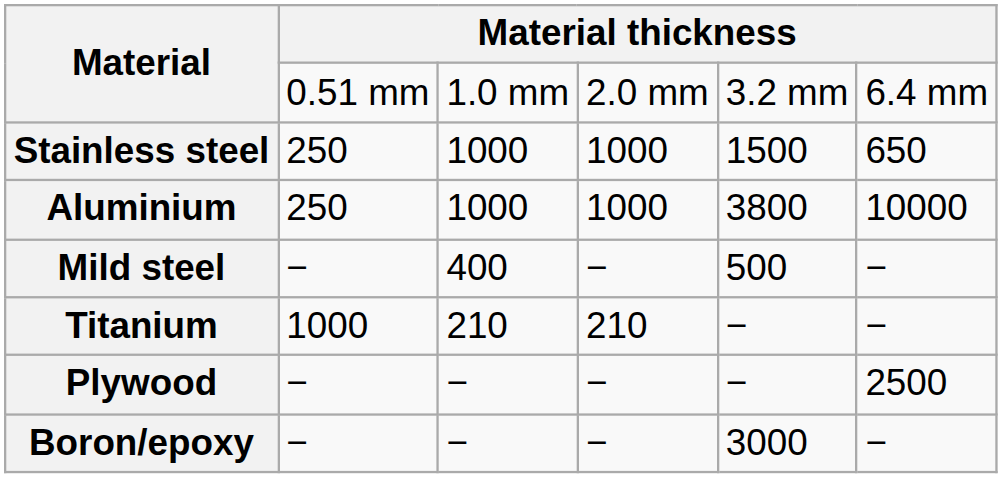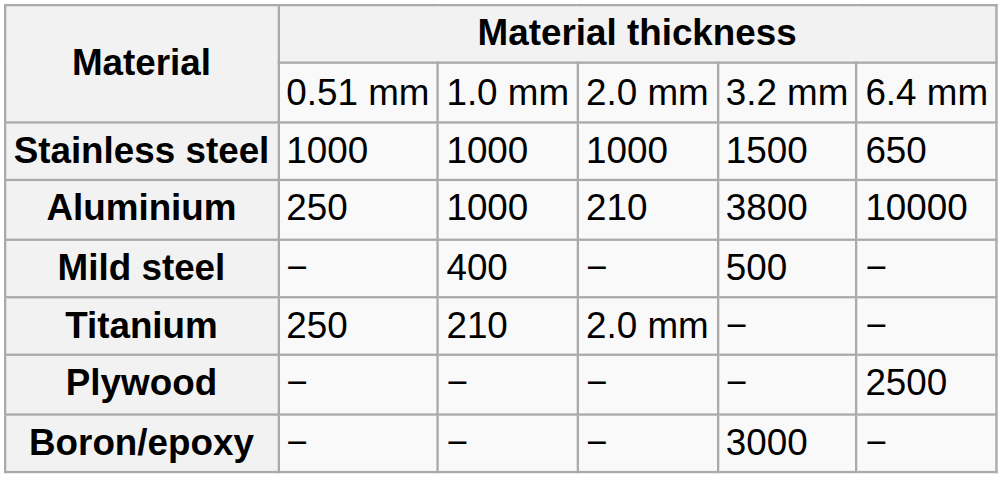(317, 150) 250 -> (327, 150) 1000
(627, 208) 1000 -> (617, 208) 210
(327, 325) 1000 -> (317, 325) 250
(617, 325) 210 -> (647, 325) 2.0 mm
